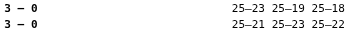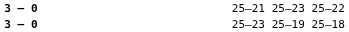rows swapped: (288, 8) <-> (288, 24)
